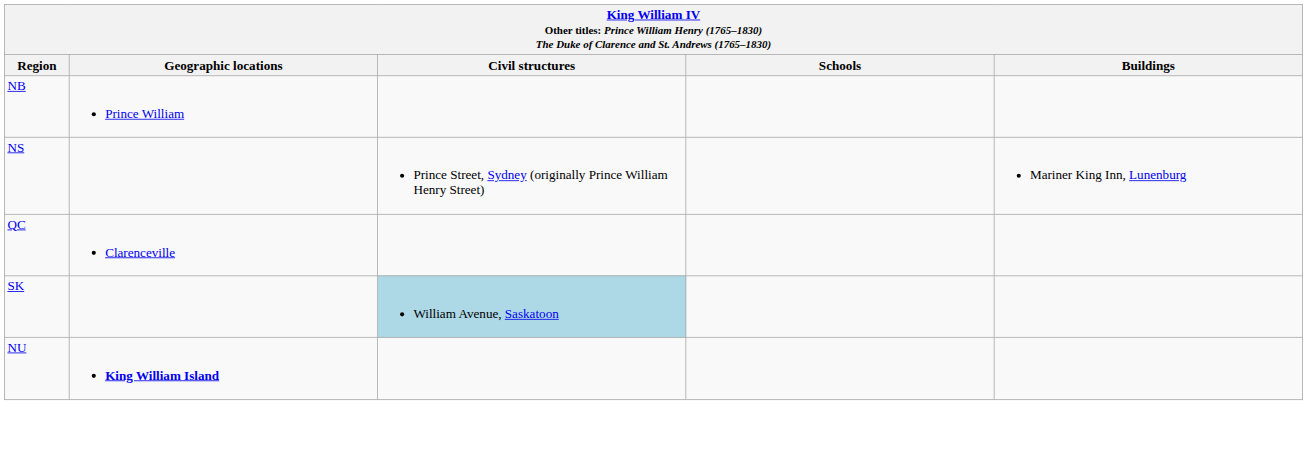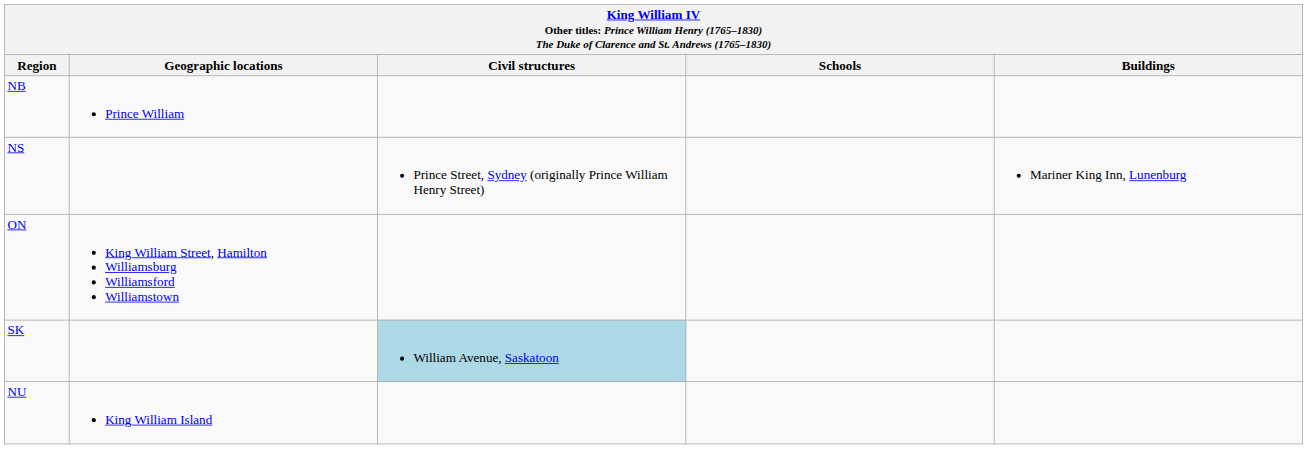- row: (17, 224)
+ row: (17, 224)
(223, 376) bold -> (223, 420) normal
